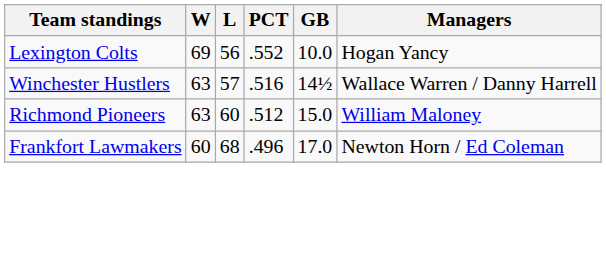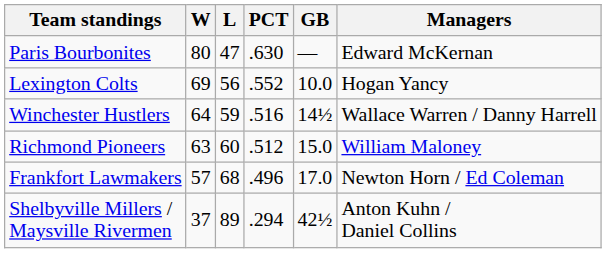+ row: (80, 51)
(201, 83) 63 -> (201, 114) 64
(230, 83) 57 -> (230, 114) 59
(201, 146) 60 -> (201, 177) 57
+ row: (91, 220)
